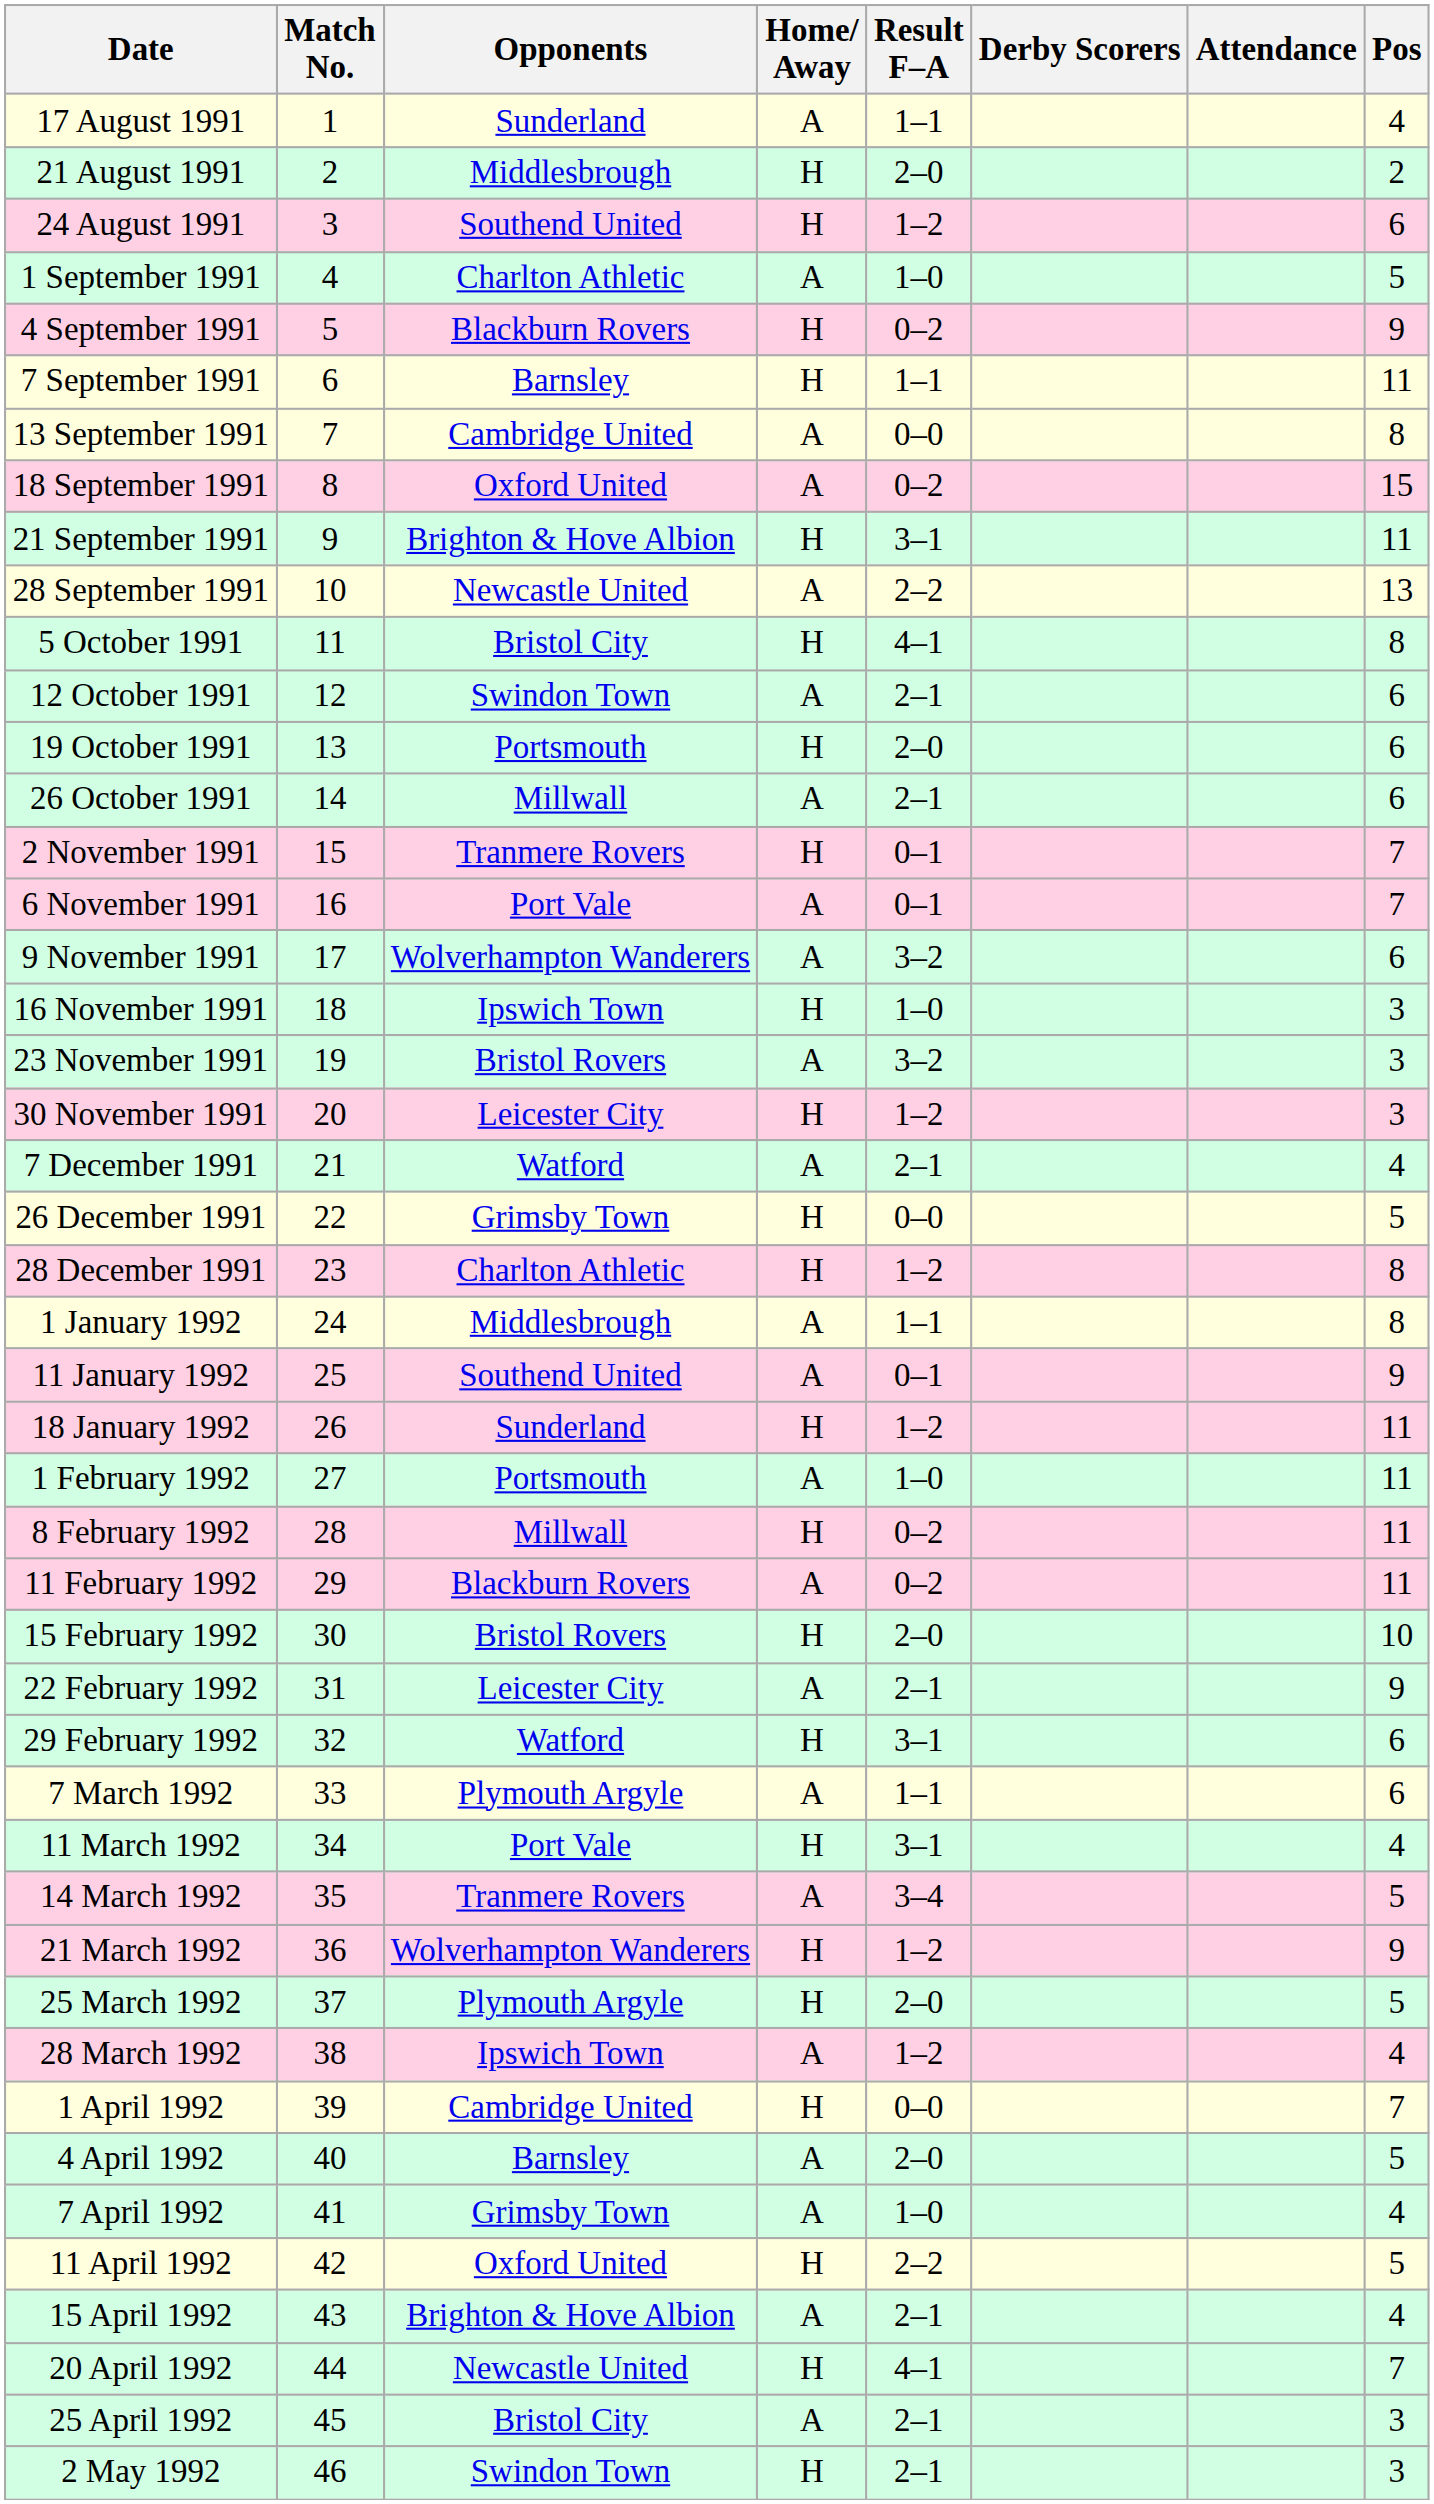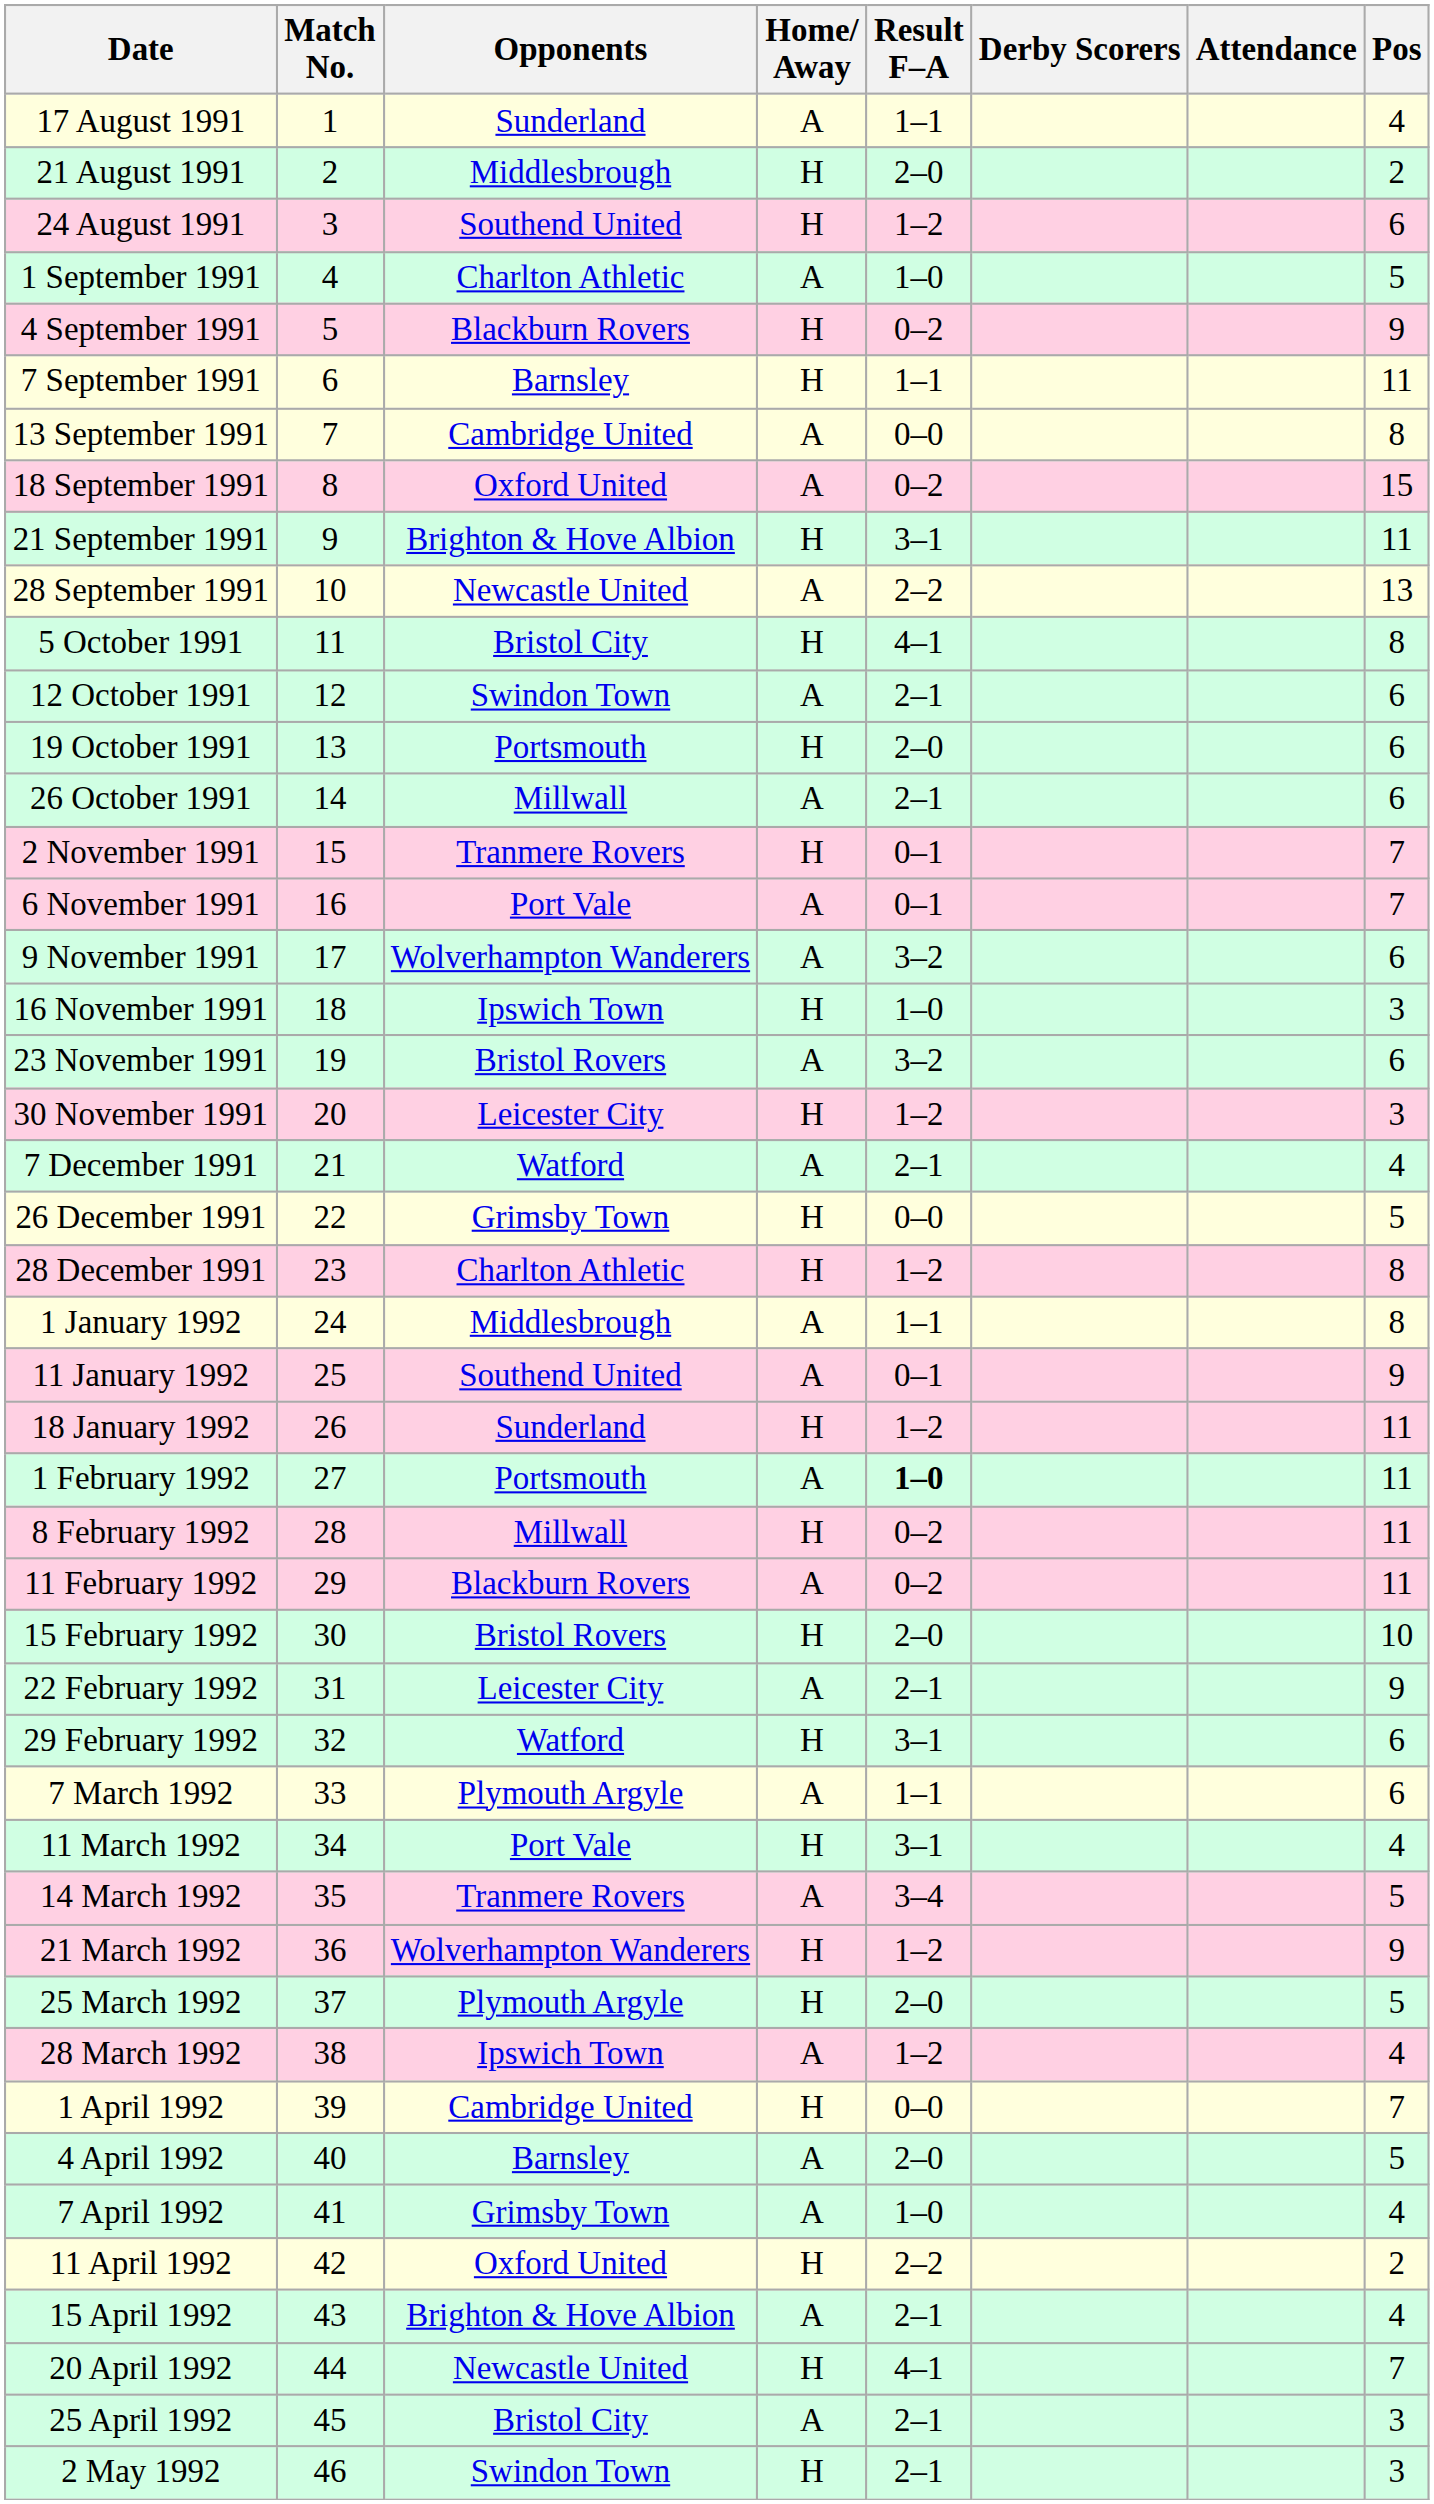(1397, 1060) 3 -> (1397, 1060) 6
(919, 1479) normal -> (919, 1479) bold
(1397, 2263) 5 -> (1397, 2263) 2
